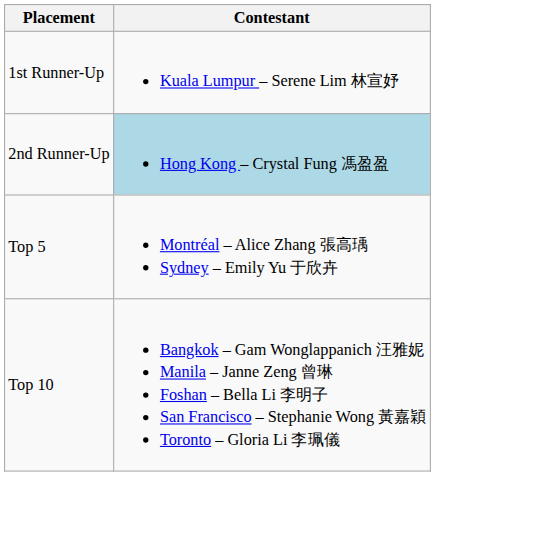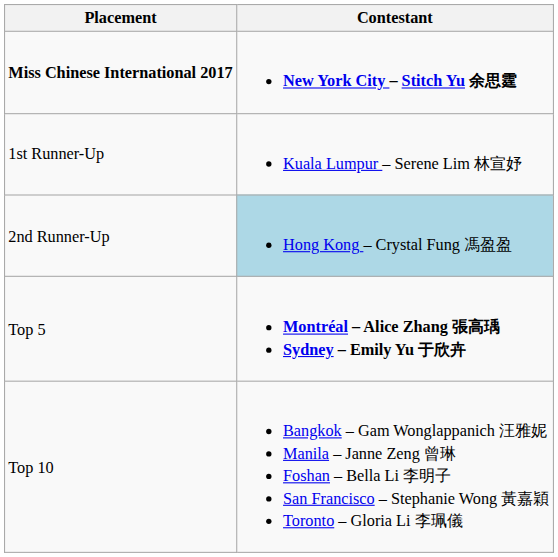+ row: (120, 72)
(272, 257) normal -> (395, 339) bold
